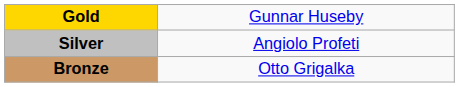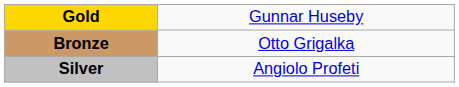rows swapped: (81, 43) <-> (81, 69)
